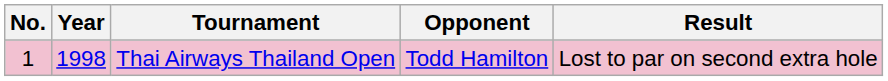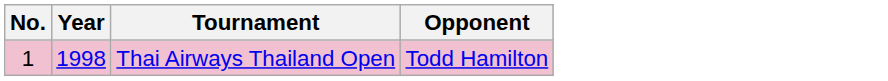- column: (718, 23)
